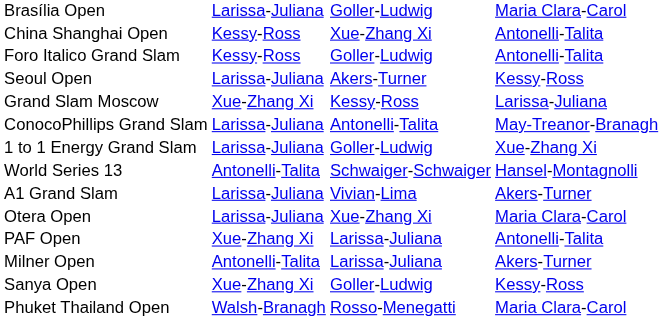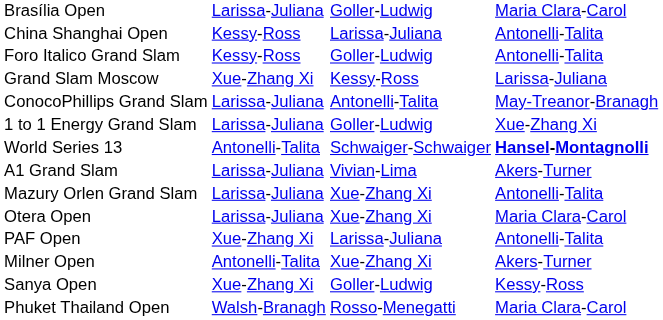(381, 33) Xue-Zhang Xi -> (386, 33) Larissa-Juliana
- row: (48, 79)
(566, 170) normal -> (572, 147) bold
+ row: (101, 193)
(386, 262) Larissa-Juliana -> (381, 262) Xue-Zhang Xi
